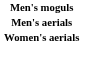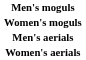+ row: (43, 22)
